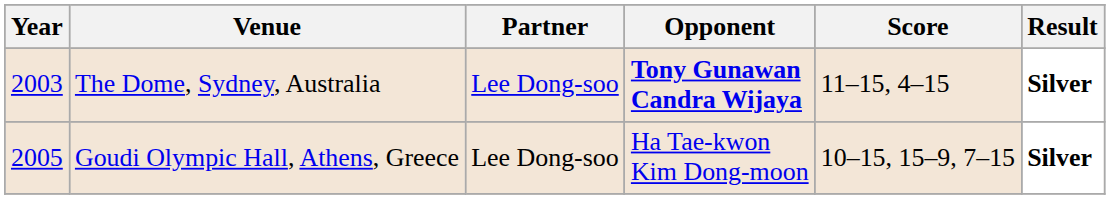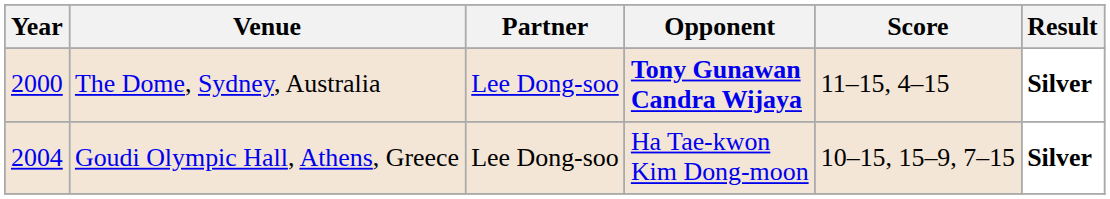(37, 84) 2003 -> (37, 84) 2000
(37, 157) 2005 -> (37, 157) 2004
